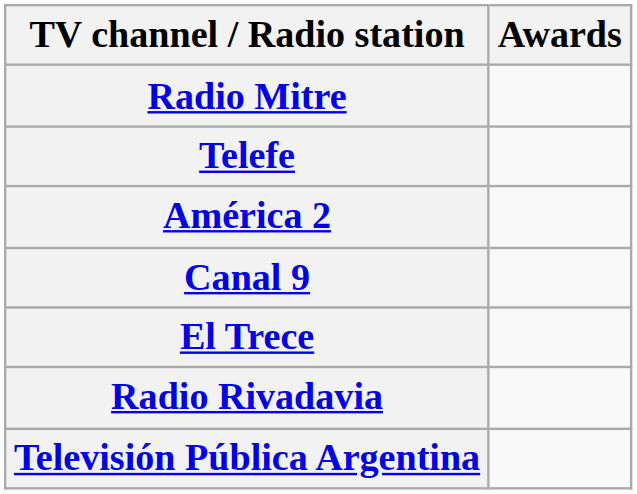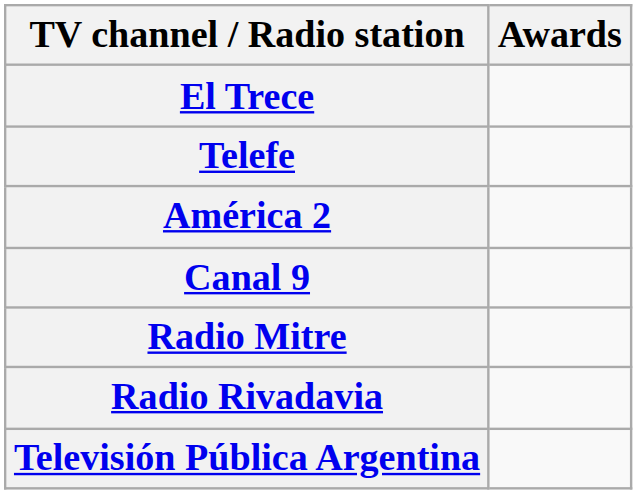rows swapped: (247, 336) <-> (247, 95)
